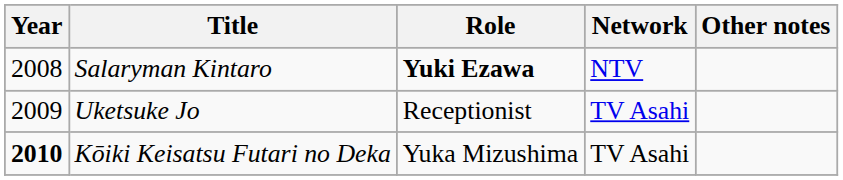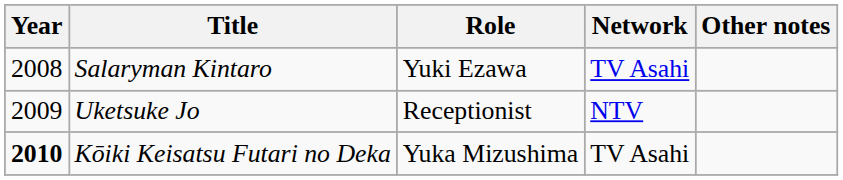(469, 68) bold -> (465, 68) normal
(617, 68) NTV -> (640, 68) TV Asahi
(640, 111) TV Asahi -> (617, 111) NTV
